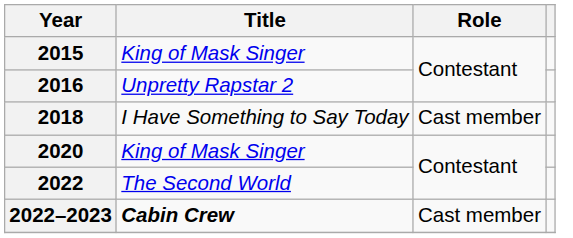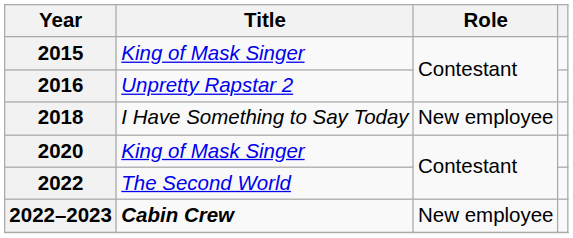(479, 118) Cast member -> (486, 118) New employee
(479, 215) Cast member -> (486, 215) New employee
